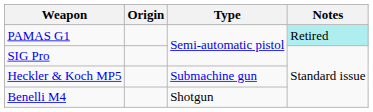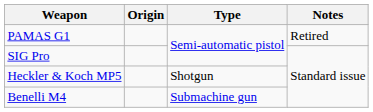(309, 35) paleturquoise background -> (309, 35) no background
(214, 76) Submachine gun -> (192, 76) Shotgun
(192, 96) Shotgun -> (214, 96) Submachine gun
